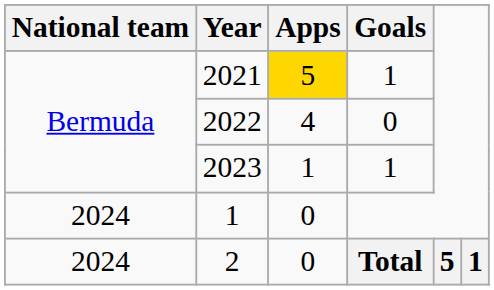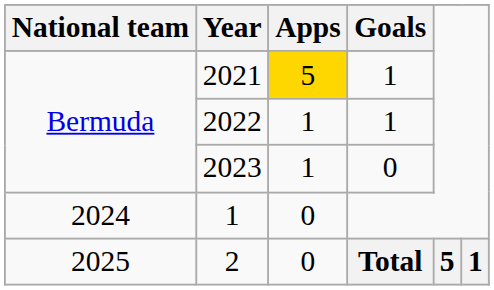(308, 121) 4 -> (308, 121) 1
(390, 121) 0 -> (390, 121) 1
(390, 167) 1 -> (390, 167) 0
(100, 261) 2024 -> (100, 261) 2025
